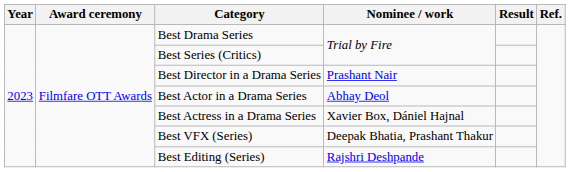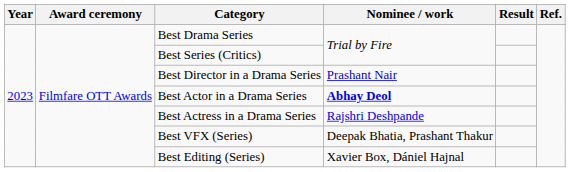(358, 95) normal -> (359, 95) bold
(395, 116) Xavier Box, Dániel Hajnal -> (375, 116) Rajshri Deshpande
(375, 156) Rajshri Deshpande -> (395, 156) Xavier Box, Dániel Hajnal
